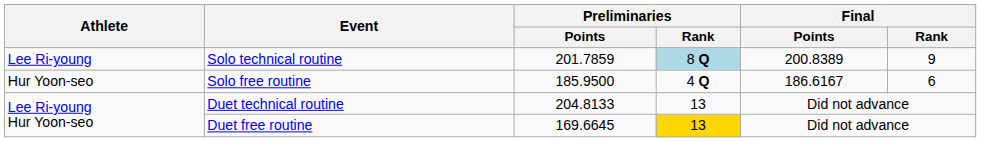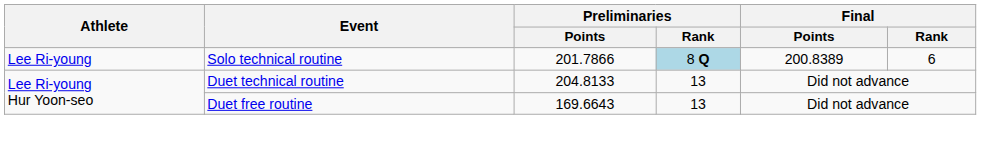(585, 59) 201.7859 -> (585, 59) 201.7866
(932, 59) 9 -> (932, 59) 6
- row: (259, 82)
(585, 126) 169.6645 -> (585, 104) 169.6643
(698, 126) gold background -> (698, 104) no background
